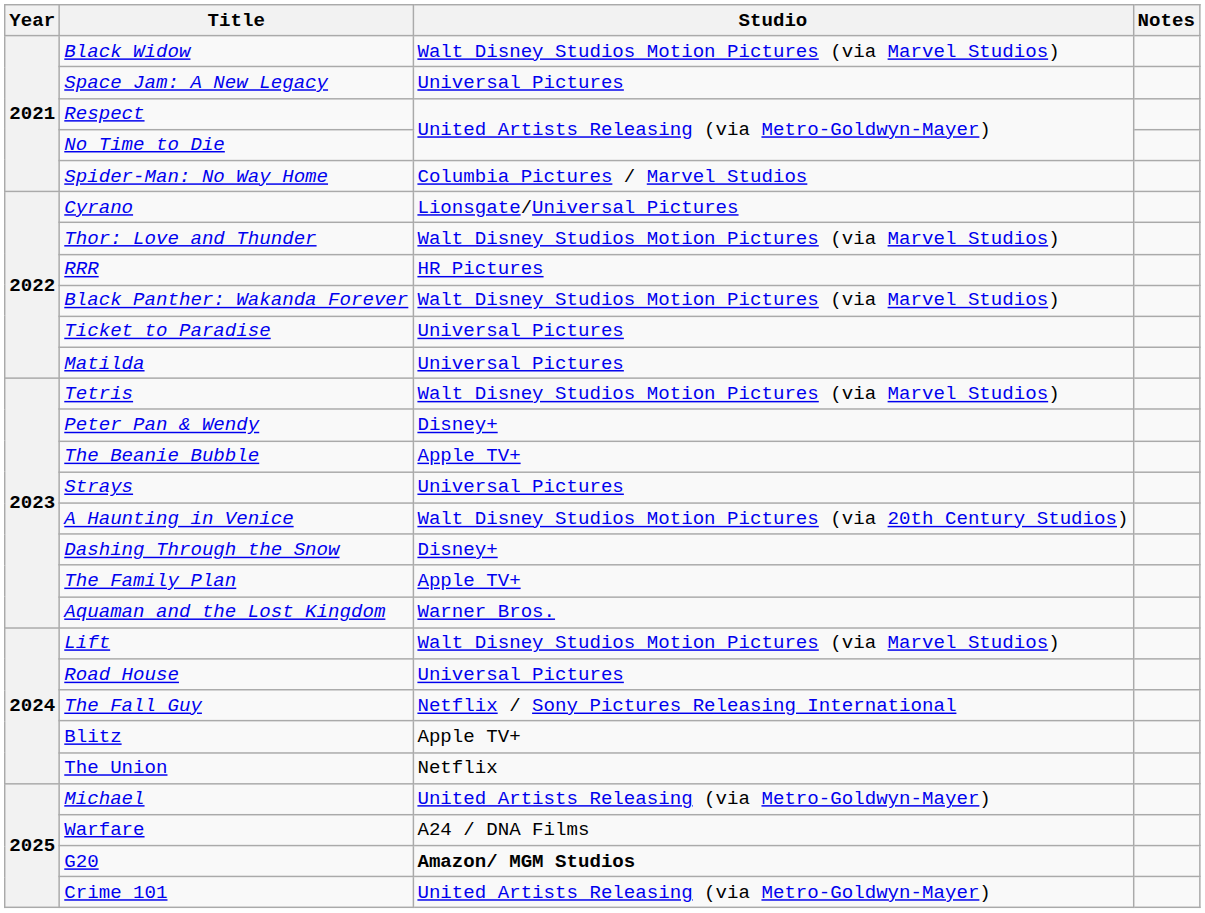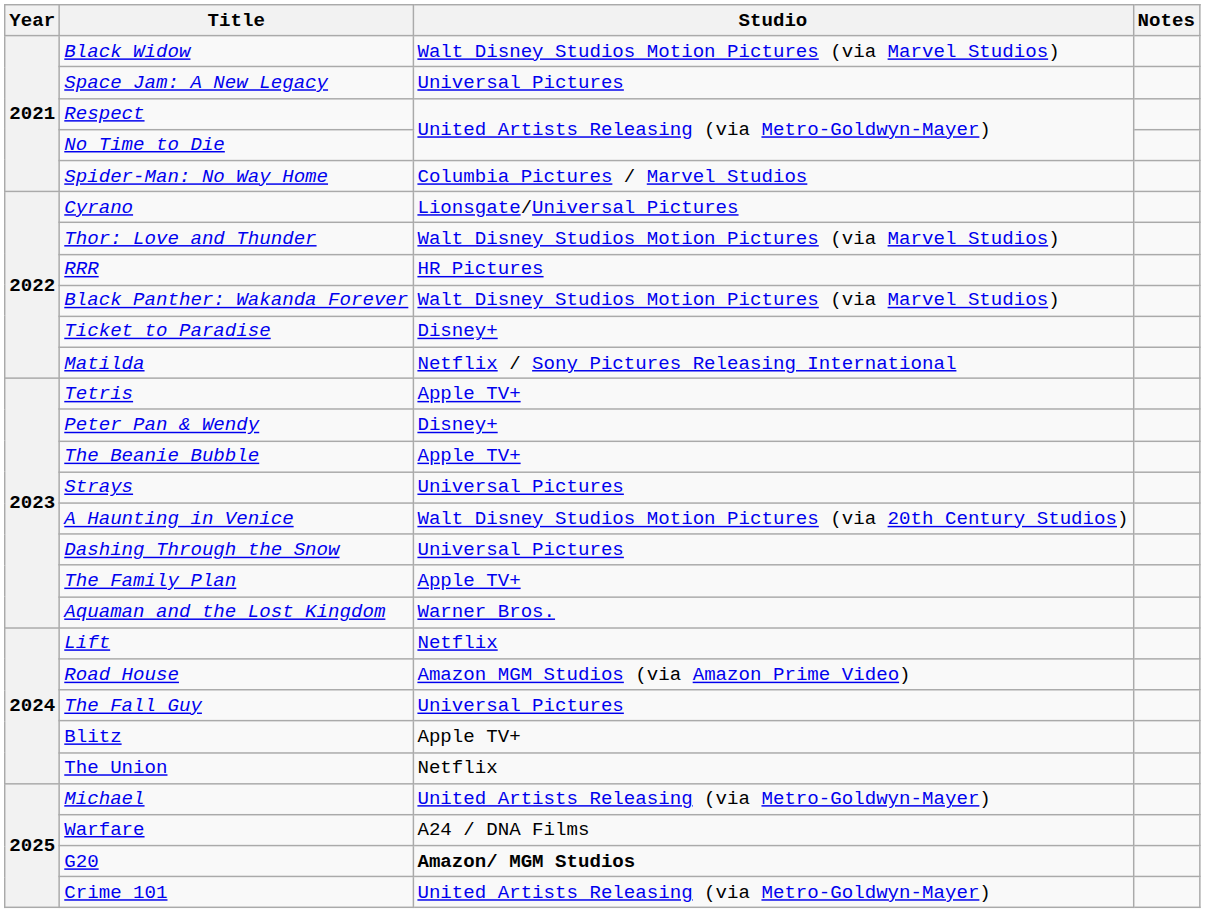(521, 332) Universal Pictures -> (458, 332) Disney+
(521, 363) Universal Pictures -> (687, 363) Netflix / Sony Pictures Releasing International
(739, 394) Walt Disney Studios Motion Pictures (via Marvel Studios) -> (469, 394) Apple TV+
(458, 550) Disney+ -> (521, 550) Universal Pictures
(739, 643) Walt Disney Studios Motion Pictures (via Marvel Studios) -> (458, 643) Netflix
(521, 674) Universal Pictures -> (664, 674) Amazon MGM Studios (via Amazon Prime Video)
(687, 706) Netflix / Sony Pictures Releasing International -> (521, 706) Universal Pictures
